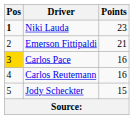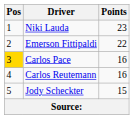(9, 28) bold -> (9, 28) normal
(122, 44) 21 -> (122, 44) 22
